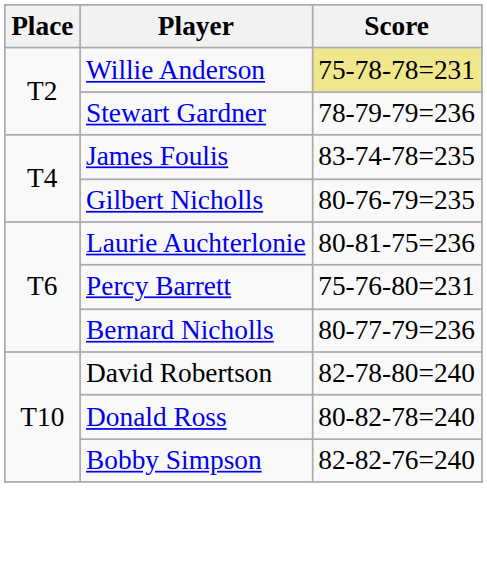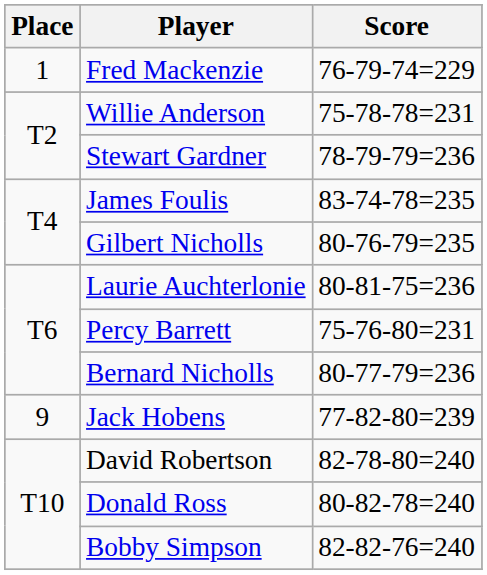+ row: (175, 69)
(397, 69) khaki background -> (397, 112) no background
+ row: (156, 416)
